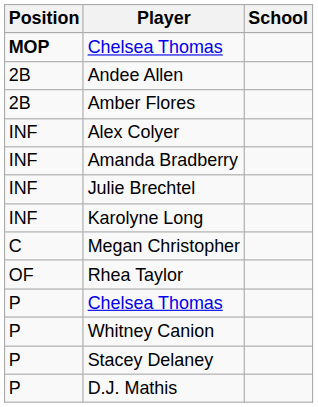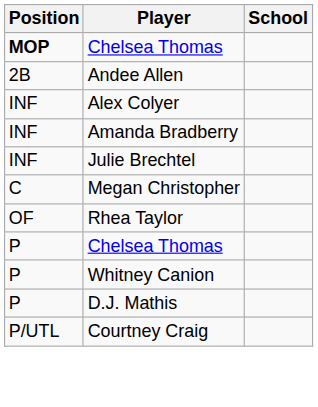- row: (20, 103)
- row: (23, 217)
- row: (15, 359)
+ row: (34, 331)
